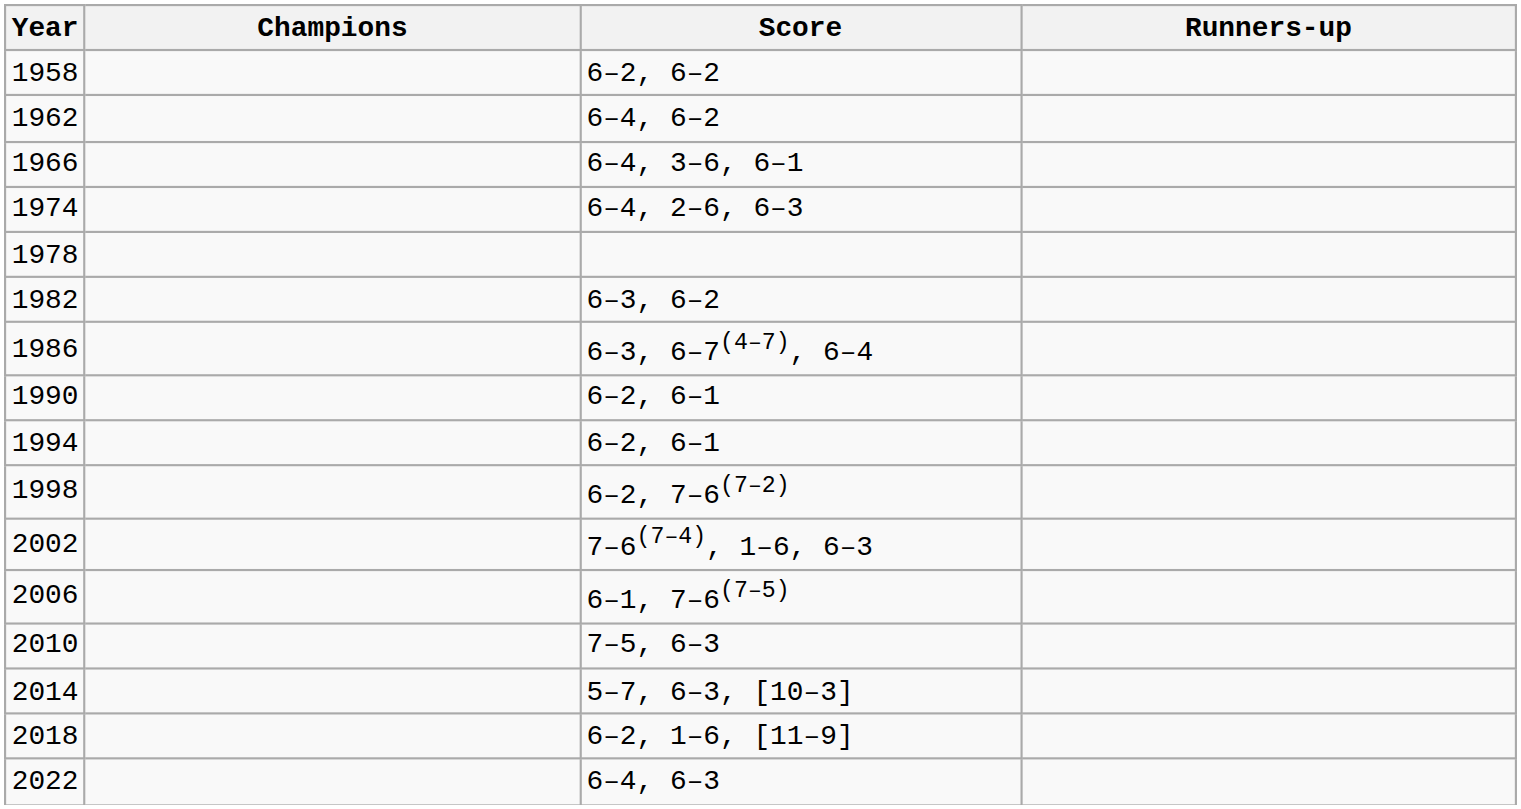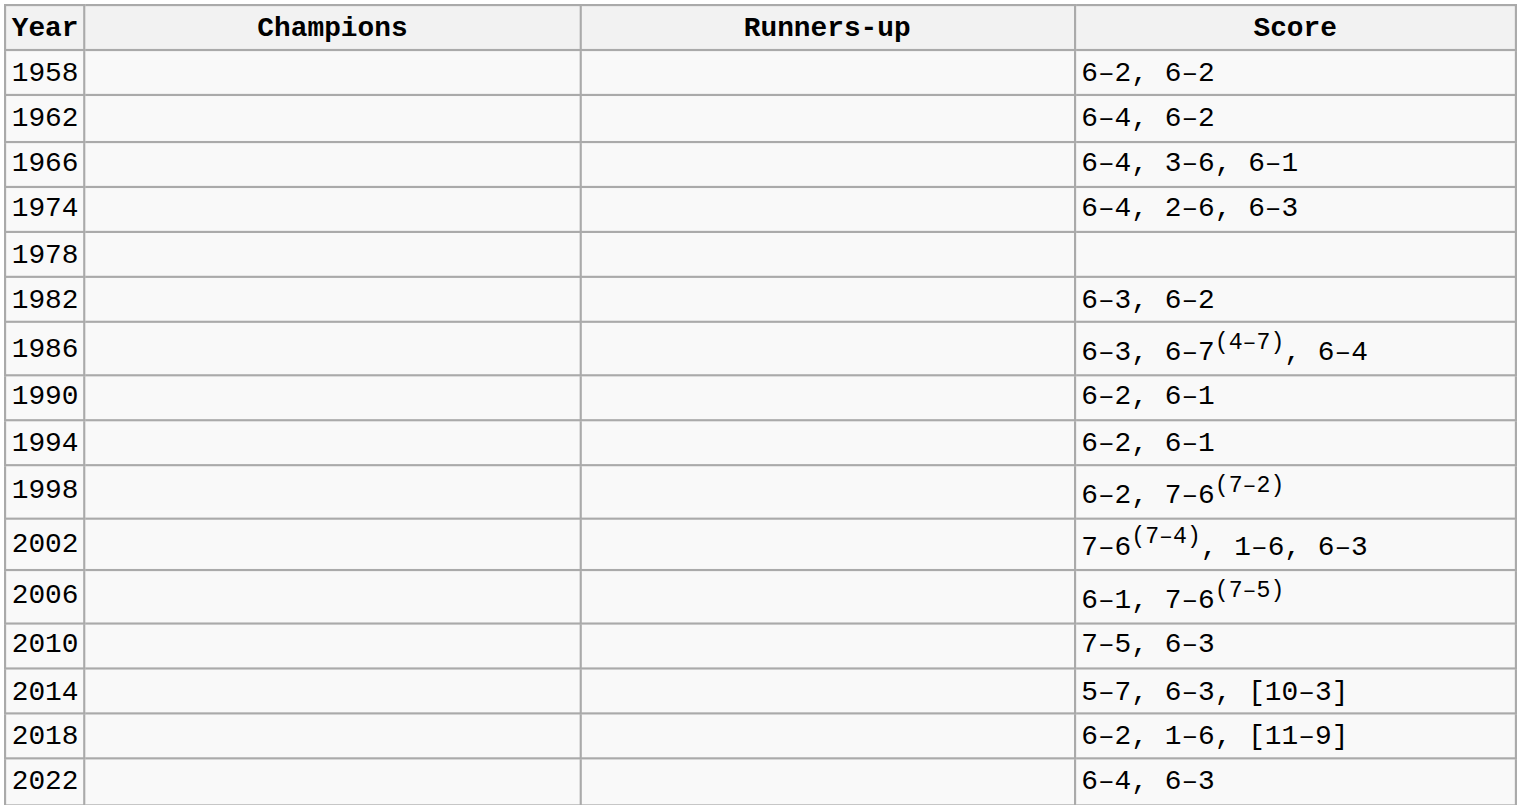columns swapped: (1268, 28) <-> (800, 28)
